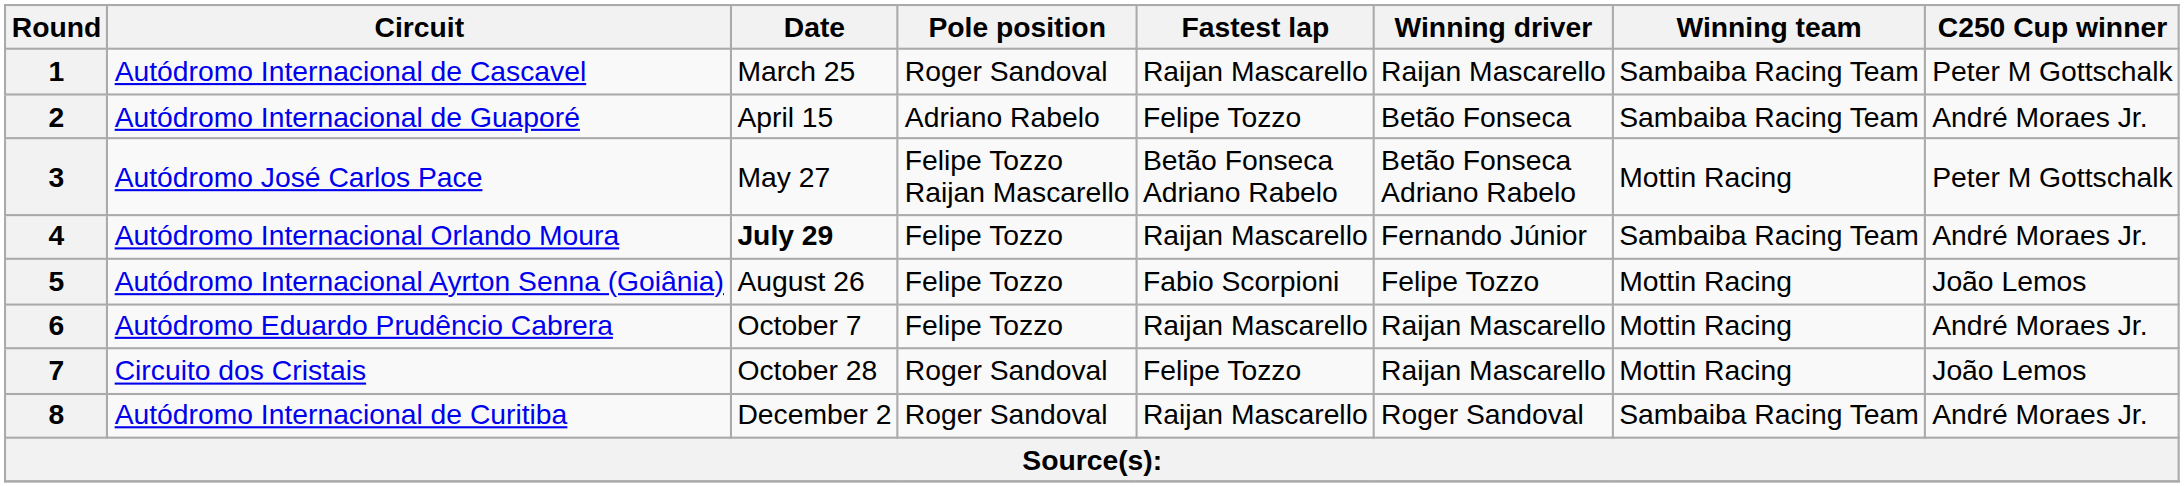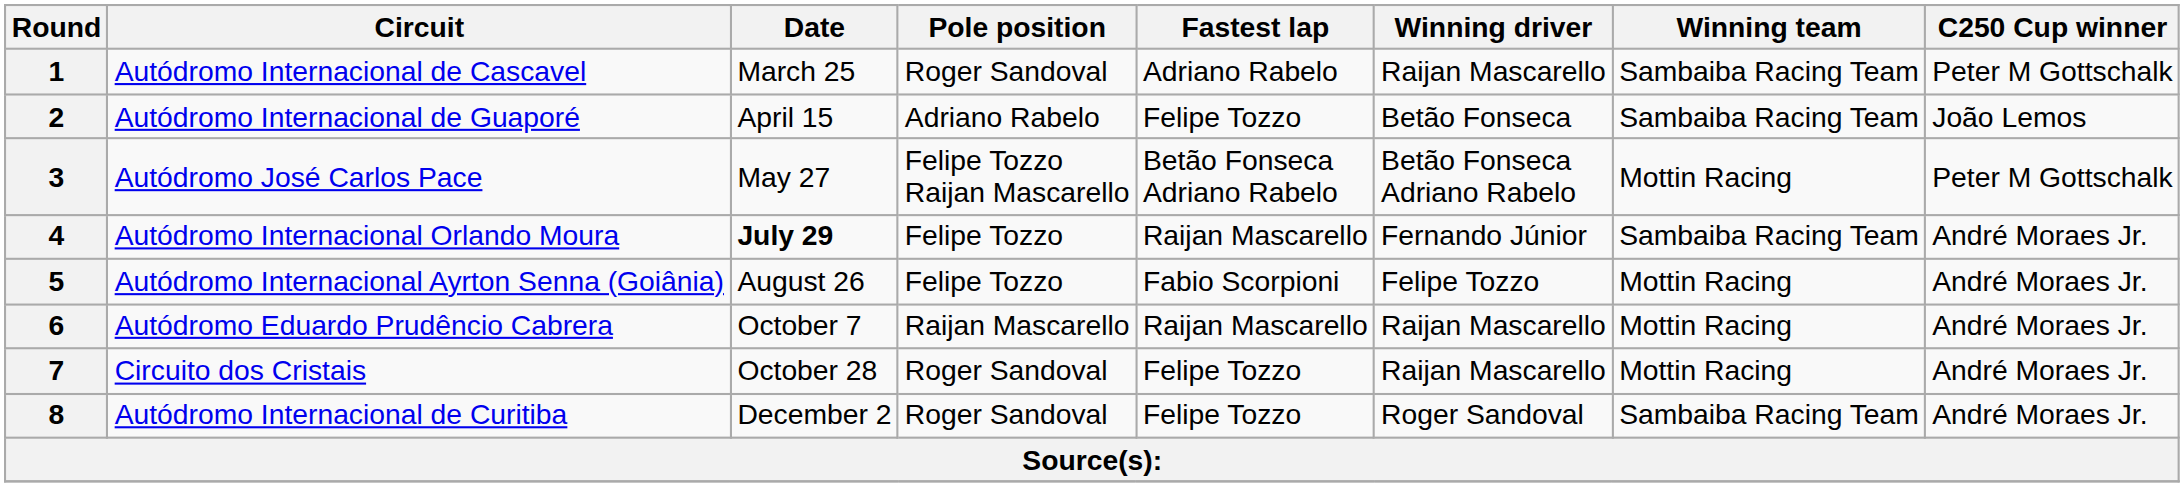(1255, 72) Raijan Mascarello -> (1240, 72) Adriano Rabelo
(2040, 116) André Moraes Jr. -> (2009, 116) João Lemos
(2009, 281) João Lemos -> (2040, 281) André Moraes Jr.
(984, 326) Felipe Tozzo -> (1017, 326) Raijan Mascarello
(2009, 370) João Lemos -> (2040, 370) André Moraes Jr.
(1255, 415) Raijan Mascarello -> (1222, 415) Felipe Tozzo
